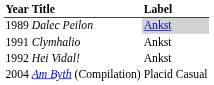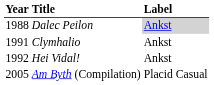(17, 25) 1989 -> (17, 25) 1988
(17, 74) 2004 -> (17, 74) 2005
